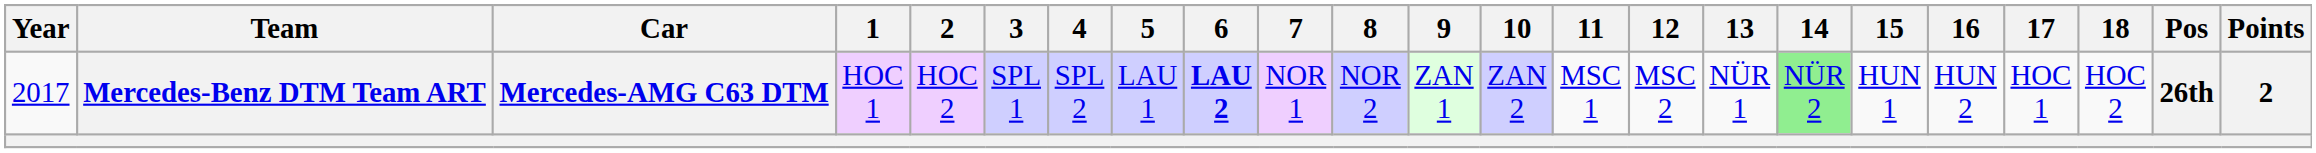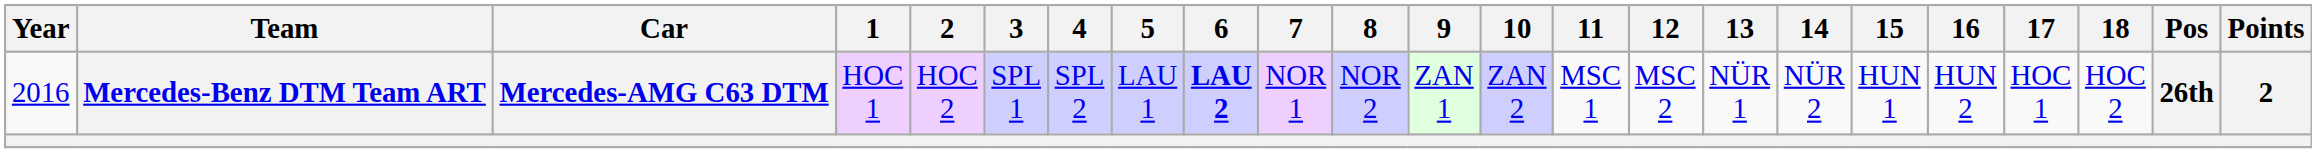(41, 92) 2017 -> (41, 92) 2016
(1814, 92) lightgreen background -> (1814, 92) no background
